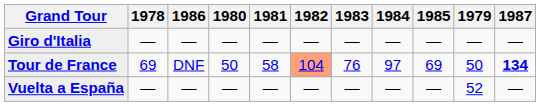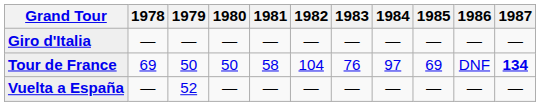columns swapped: (474, 16) <-> (189, 16)
(311, 64) lightsalmon background -> (311, 64) no background
